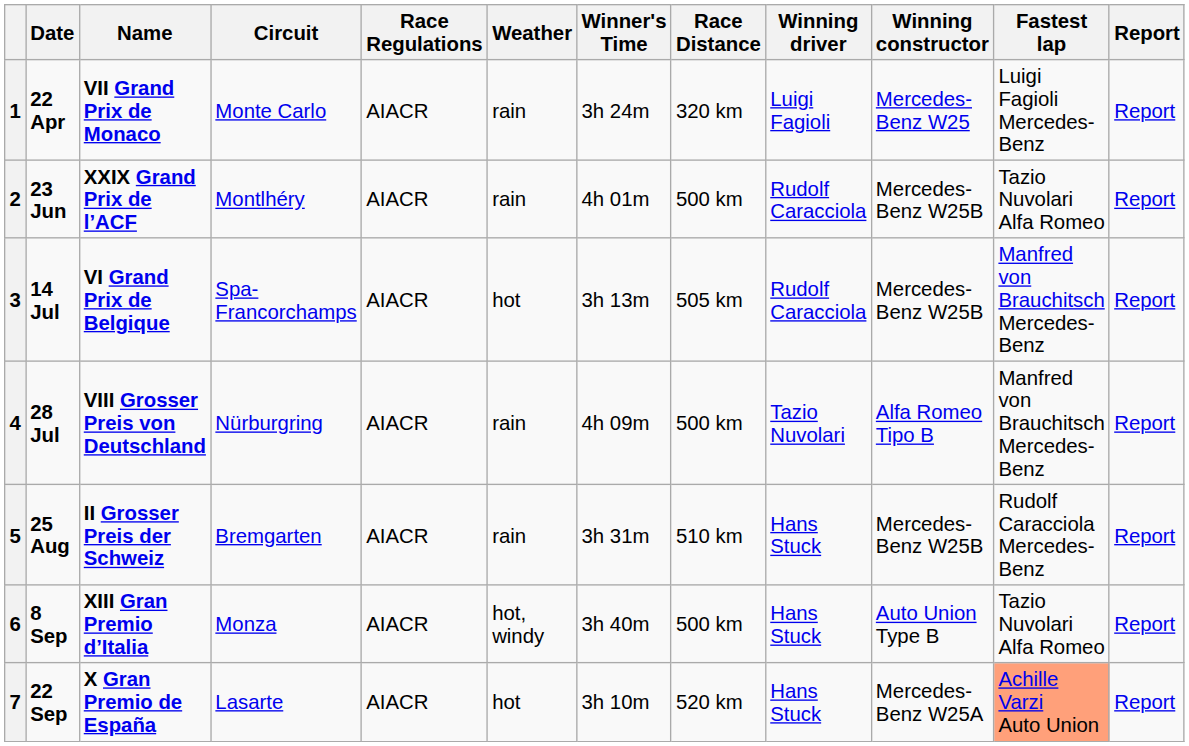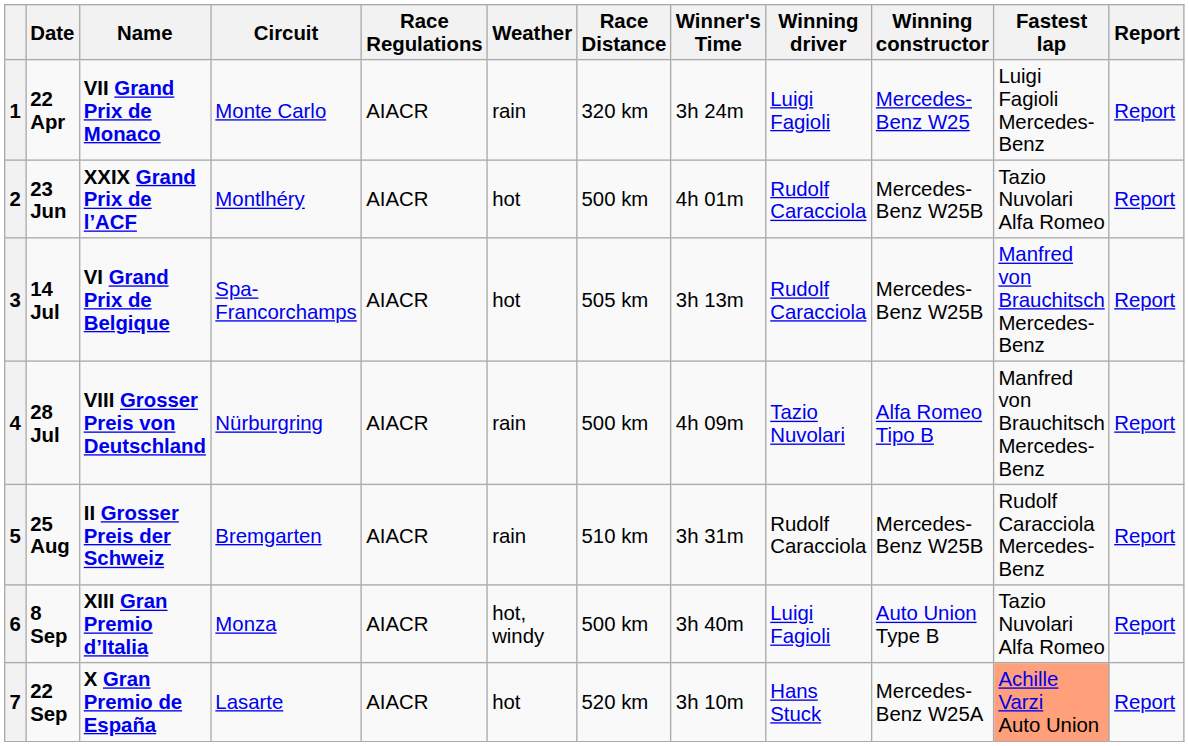columns swapped: (718, 32) <-> (624, 32)
(509, 199) rain -> (506, 199) hot
(796, 535) Hans Stuck -> (818, 535) Rudolf Caracciola
(796, 624) Hans Stuck -> (800, 624) Luigi Fagioli
